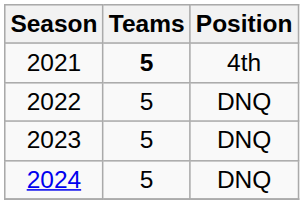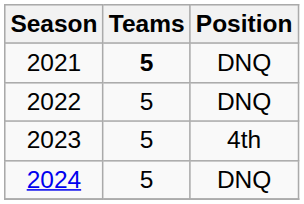(244, 62) 4th -> (244, 62) DNQ
(244, 140) DNQ -> (244, 140) 4th
